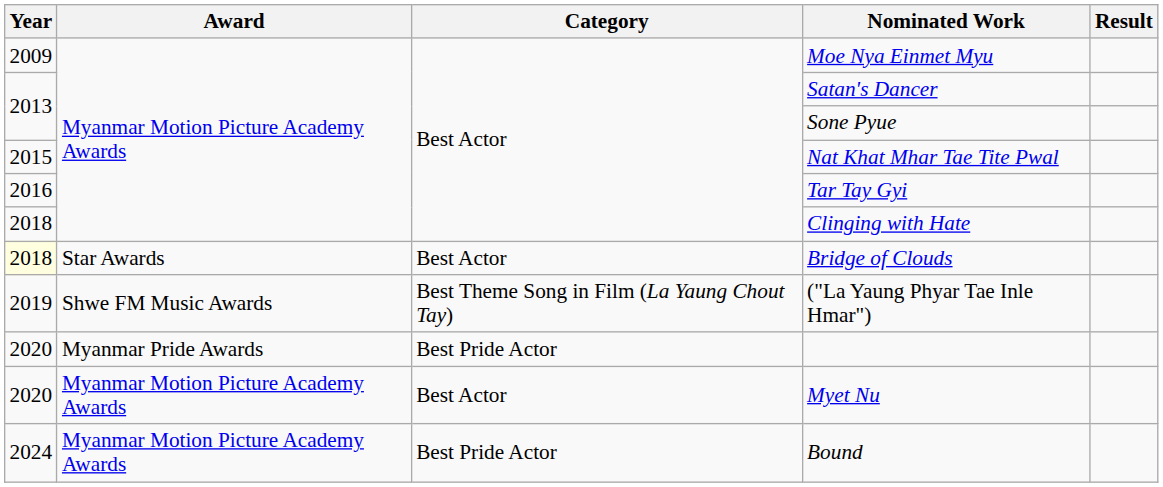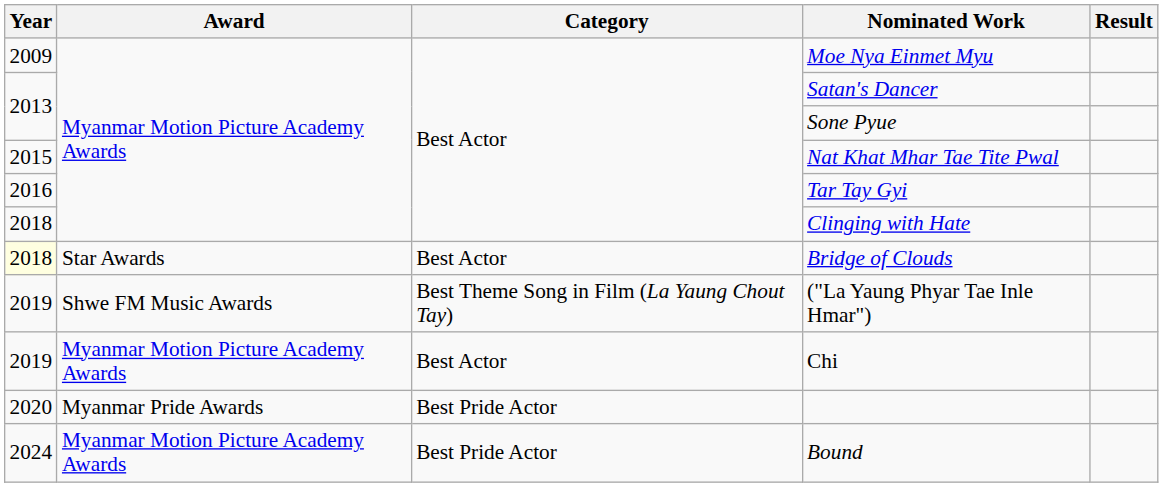+ row: (822, 361)
- row: (843, 394)
